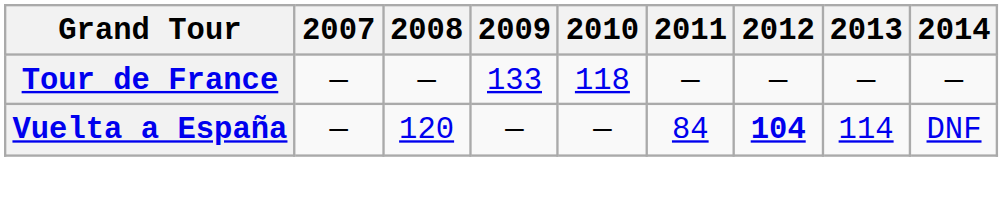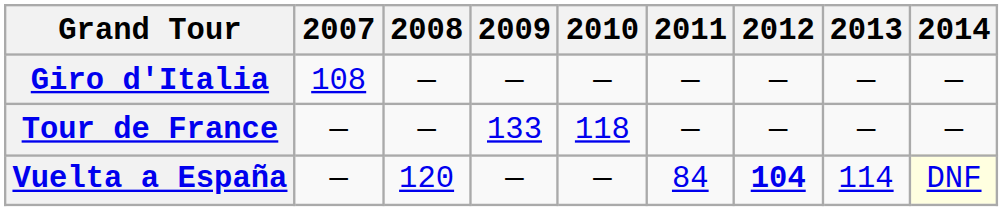+ row: (150, 80)
(954, 130) no background -> (954, 179) lightyellow background
